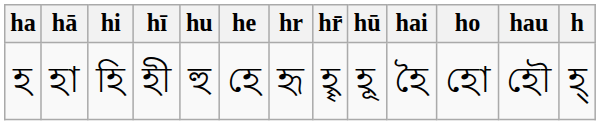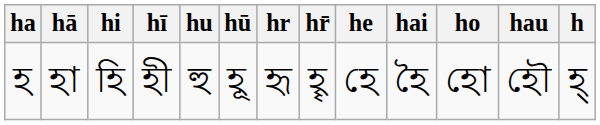columns swapped: (367, 23) <-> (244, 23)
